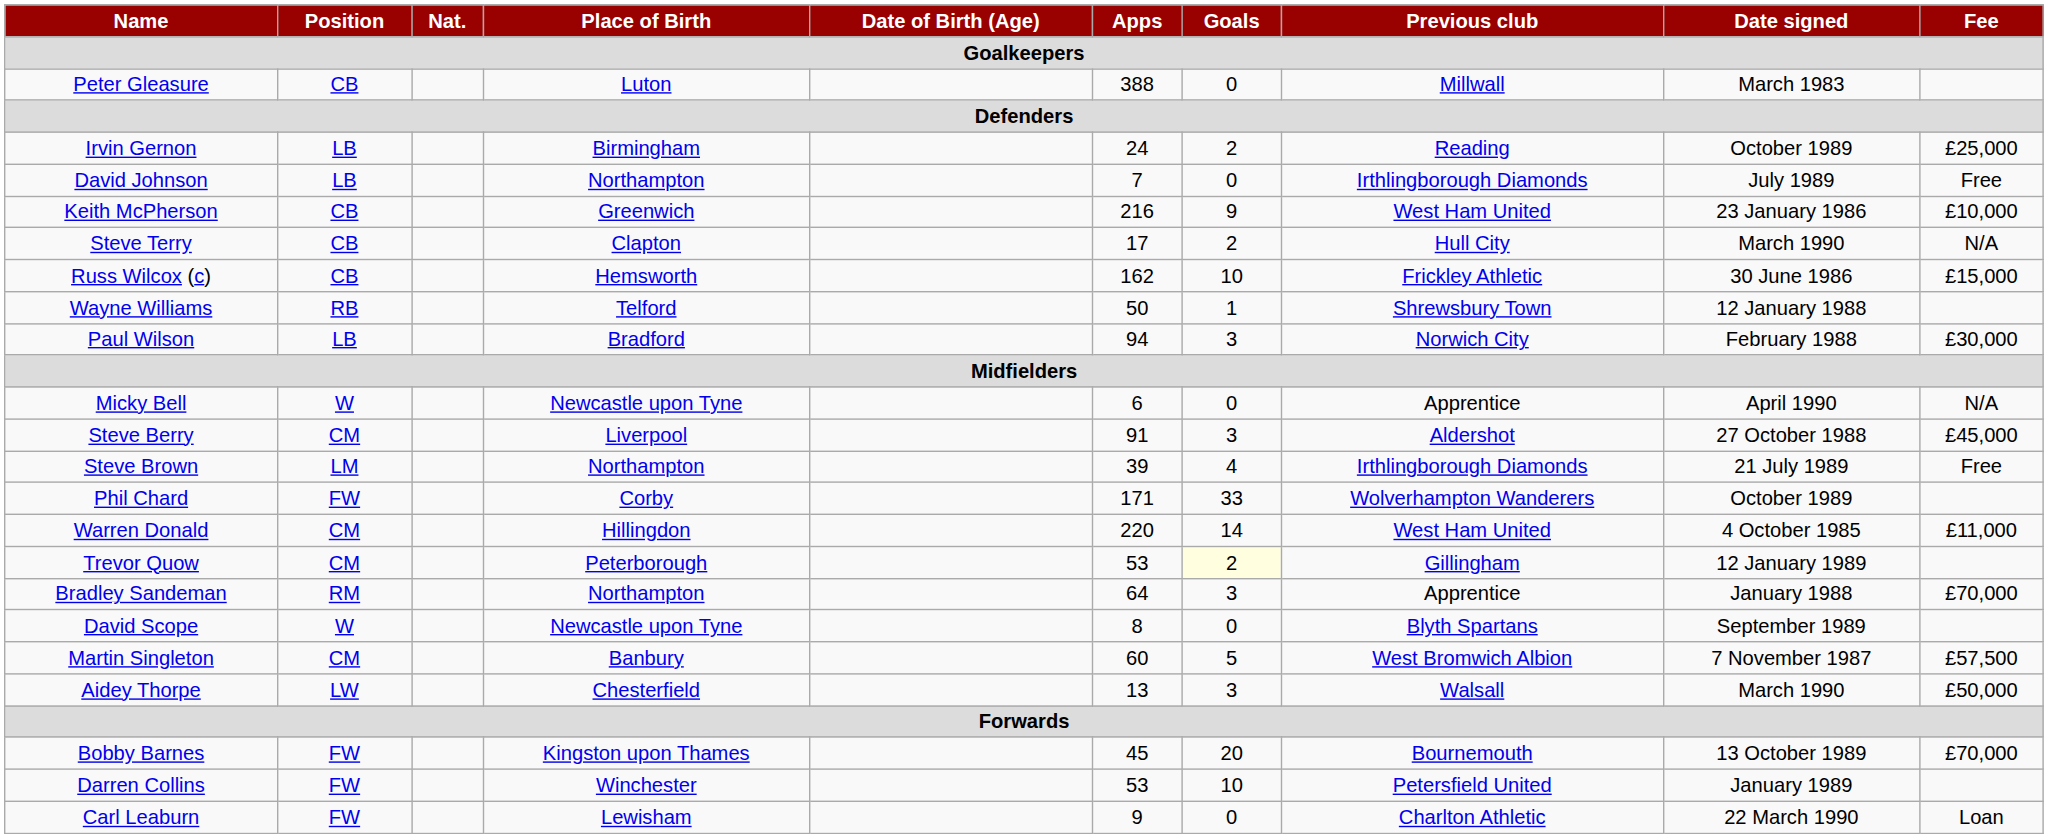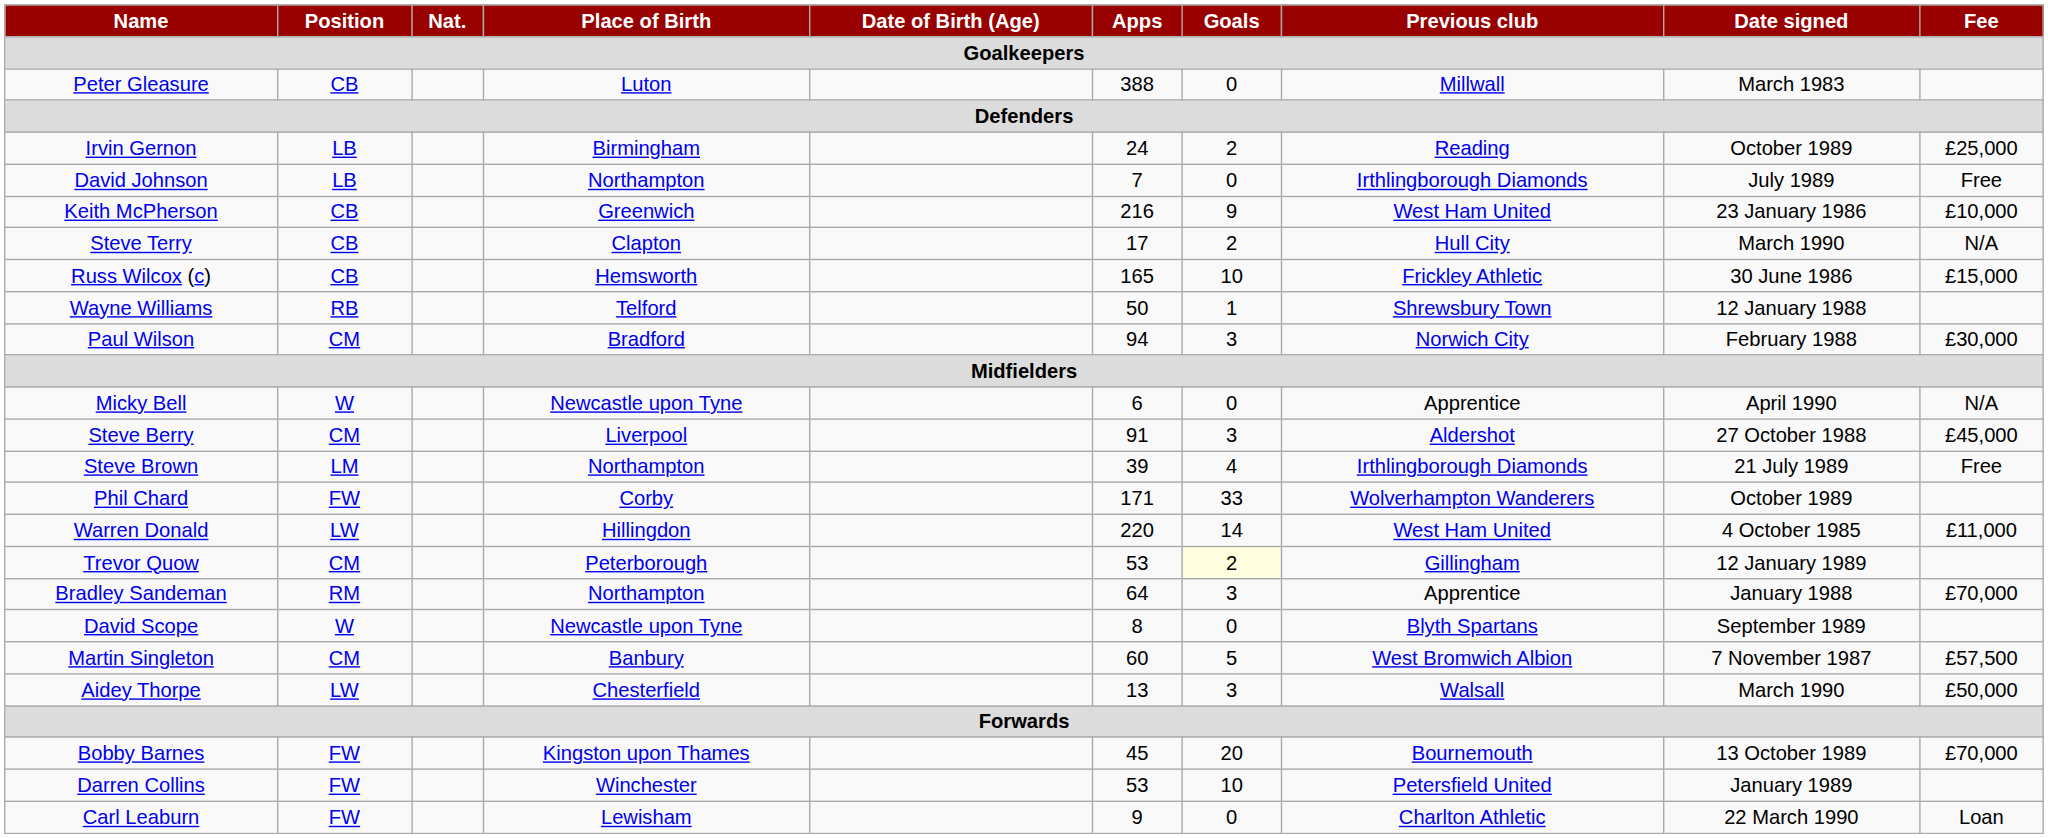(1137, 276) 162 -> (1137, 276) 165
(344, 340) LB -> (344, 340) CM
(344, 531) CM -> (344, 531) LW
